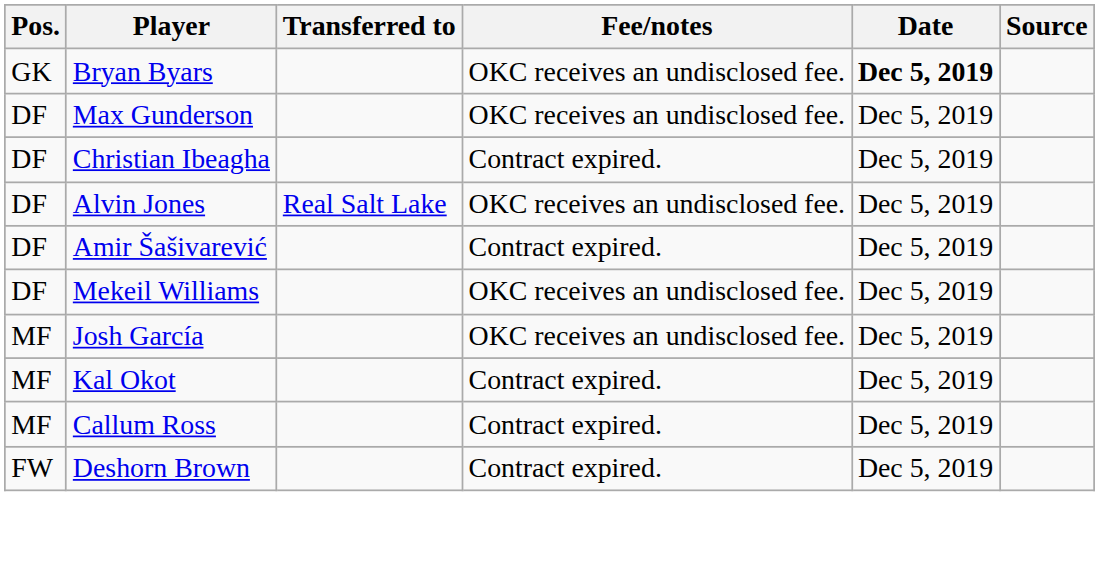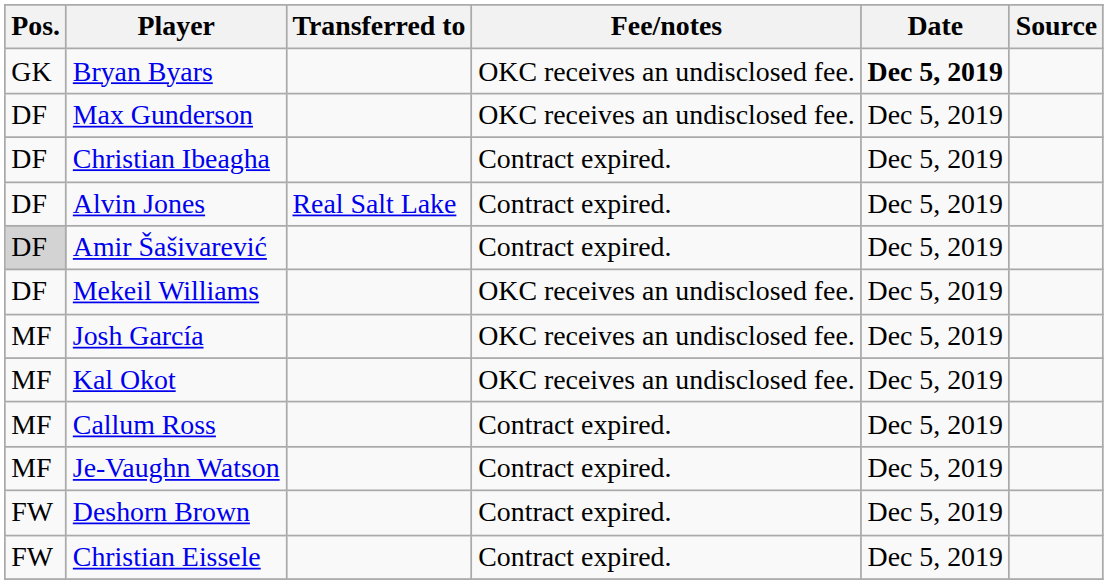(657, 203) OKC receives an undisclosed fee. -> (575, 203) Contract expired.
(29, 247) no background -> (29, 247) lightgrey background
(565, 379) Contract expired. -> (666, 379) OKC receives an undisclosed fee.
+ row: (176, 468)
+ row: (167, 556)
